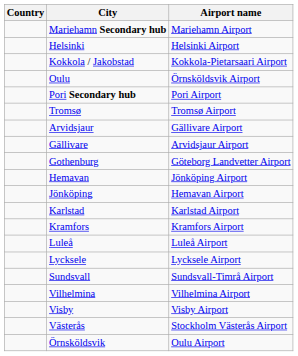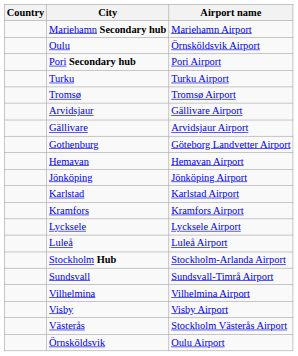- row: (67, 45)
- row: (92, 62)
+ row: (62, 78)
(209, 177) Jönköping Airport -> (207, 161) Hemavan Airport
(207, 194) Hemavan Airport -> (209, 177) Jönköping Airport
rows swapped: (61, 243) <-> (68, 260)
+ row: (83, 260)
